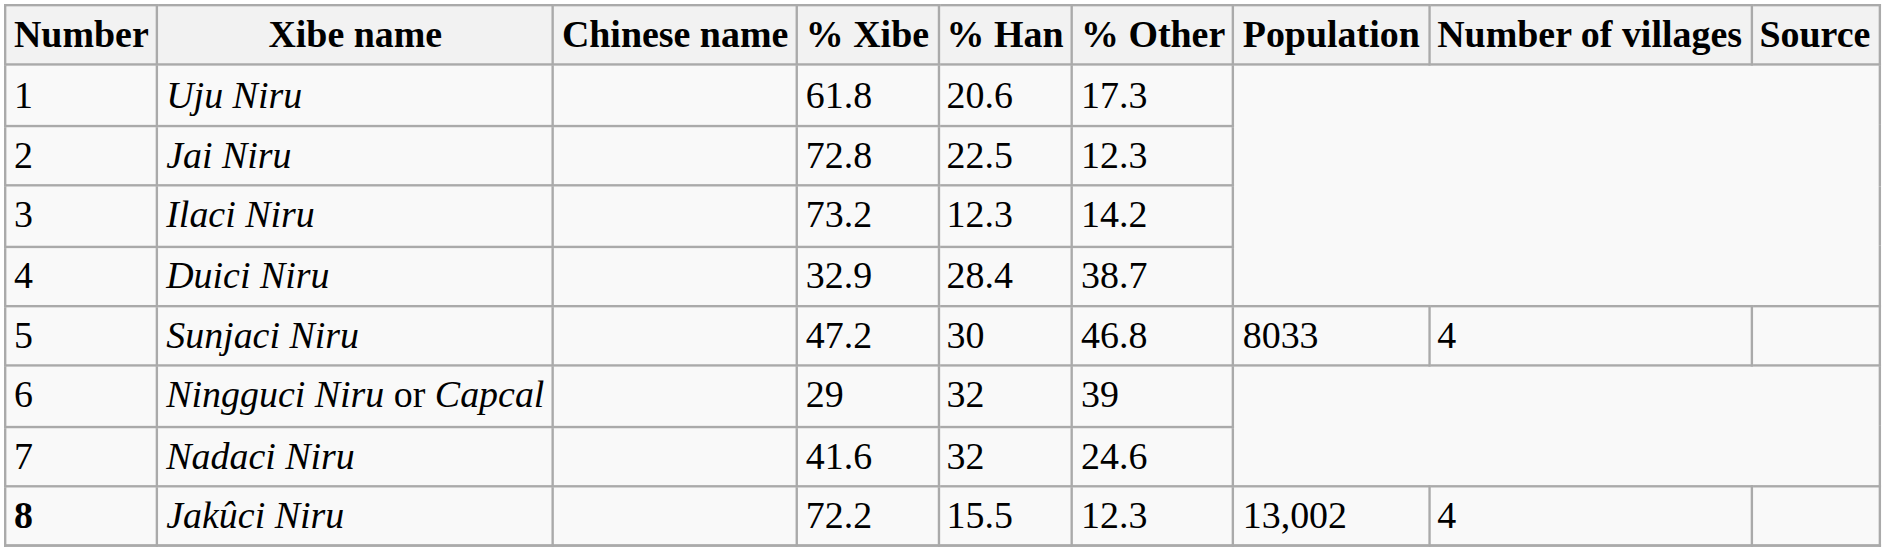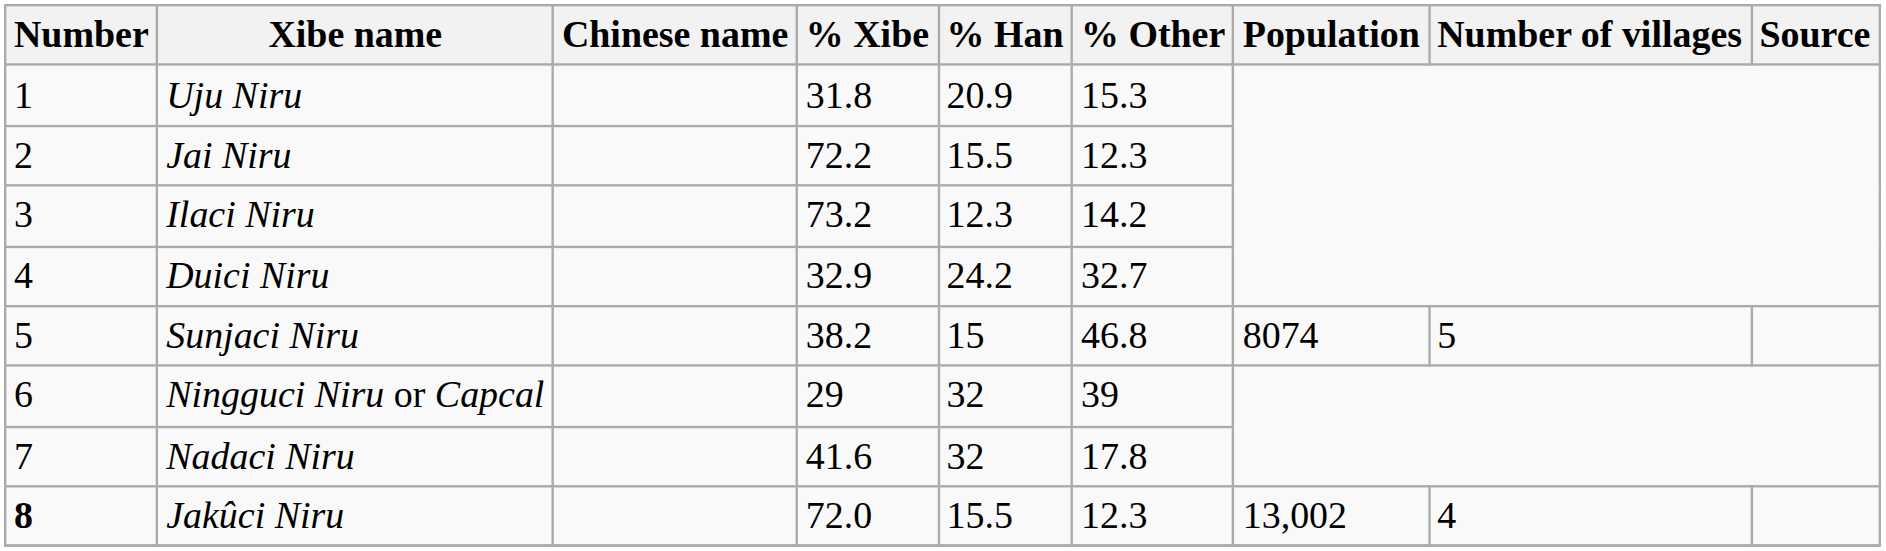(839, 94) 61.8 -> (839, 94) 31.8
(980, 94) 20.6 -> (980, 94) 20.9
(1114, 94) 17.3 -> (1114, 94) 15.3
(839, 154) 72.8 -> (839, 154) 72.2
(980, 154) 22.5 -> (980, 154) 15.5
(980, 275) 28.4 -> (980, 275) 24.2
(1114, 275) 38.7 -> (1114, 275) 32.7
(839, 335) 47.2 -> (839, 335) 38.2
(966, 335) 30 -> (966, 335) 15
(1281, 335) 8033 -> (1281, 335) 8074
(1447, 335) 4 -> (1447, 335) 5
(1114, 455) 24.6 -> (1114, 455) 17.8
(839, 515) 72.2 -> (839, 515) 72.0
